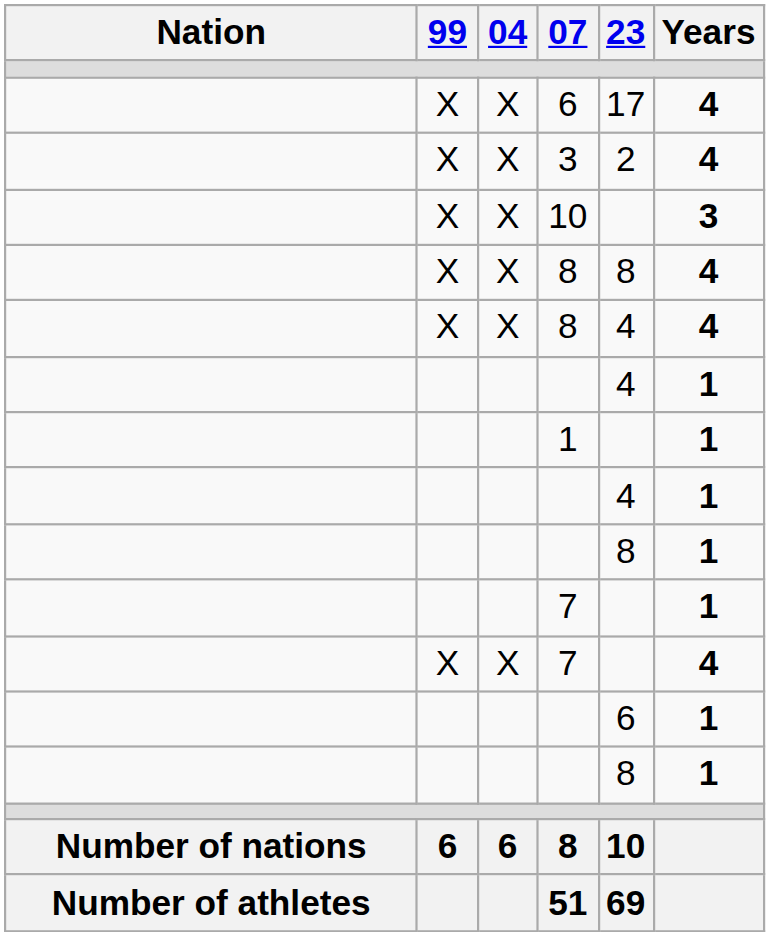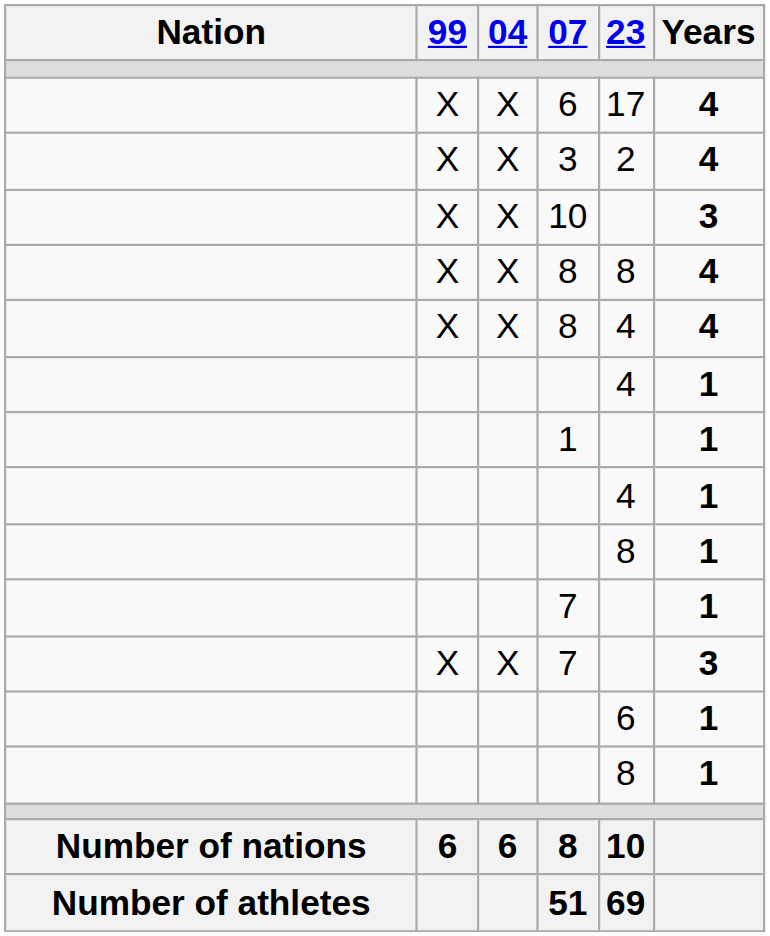(708, 662) 4 -> (708, 662) 3
